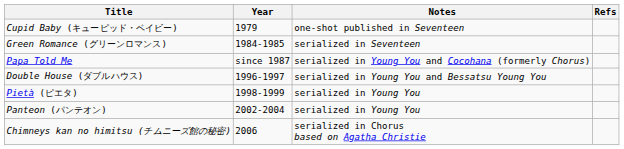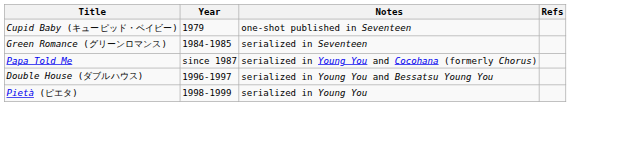- row: (57, 110)
- row: (119, 131)
